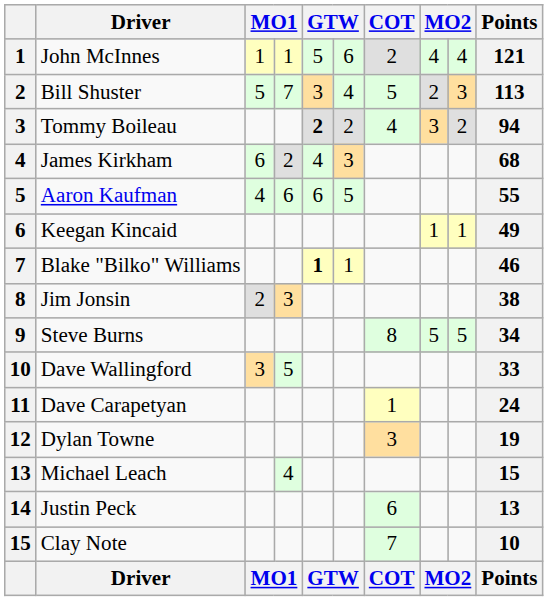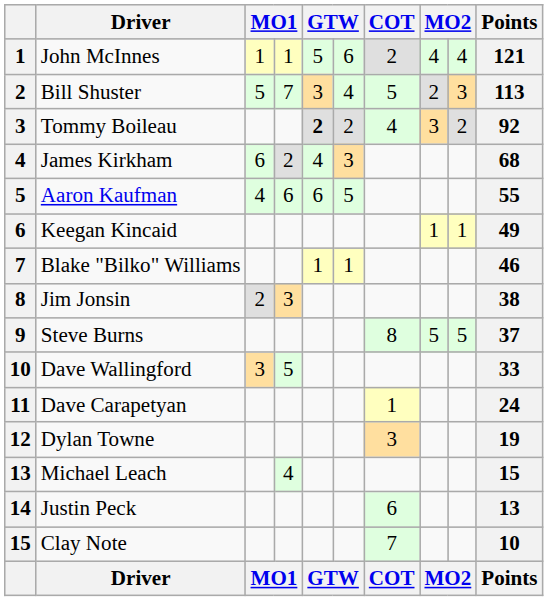(509, 125) 94 -> (509, 125) 92
(318, 264) bold -> (318, 264) normal
(509, 334) 34 -> (509, 334) 37
